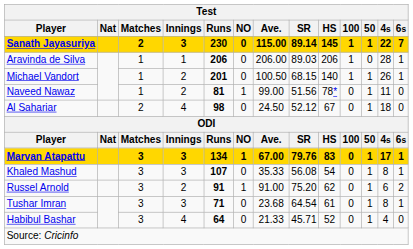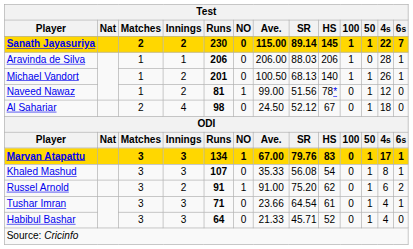(184, 44) 3 -> (184, 44) 2
(304, 60) 89.03 -> (304, 60) 88.03
(304, 76) 68.15 -> (304, 76) 68.13
(386, 92) 11 -> (386, 92) 12
(271, 204) 23.68 -> (271, 204) 23.66
(386, 204) 8 -> (386, 204) 4
(184, 220) 4 -> (184, 220) 3
